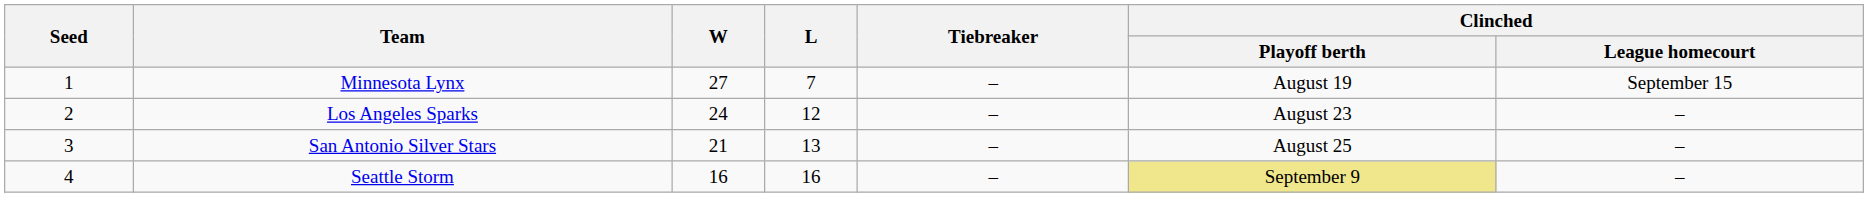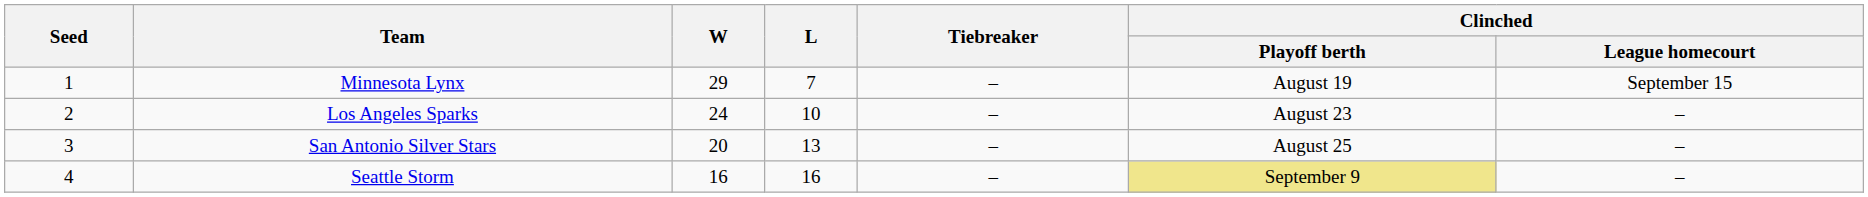(718, 83) 27 -> (718, 83) 29
(811, 114) 12 -> (811, 114) 10
(718, 145) 21 -> (718, 145) 20
